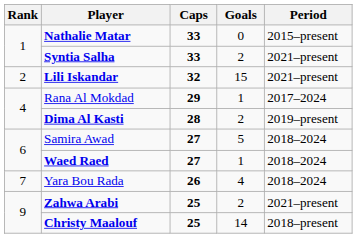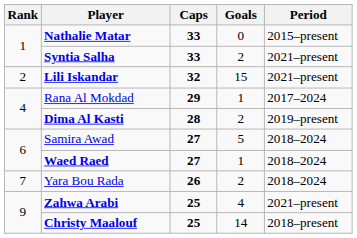(241, 181) 4 -> (241, 181) 2
(241, 202) 2 -> (241, 202) 4
